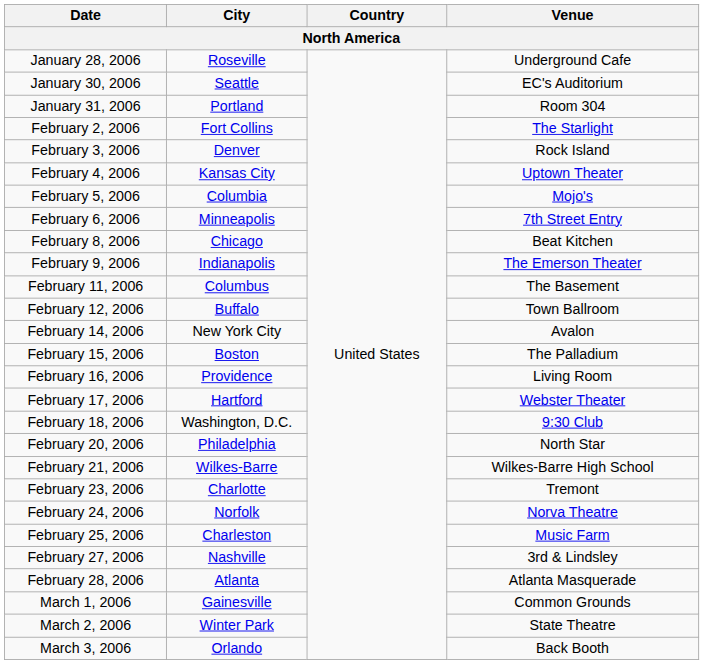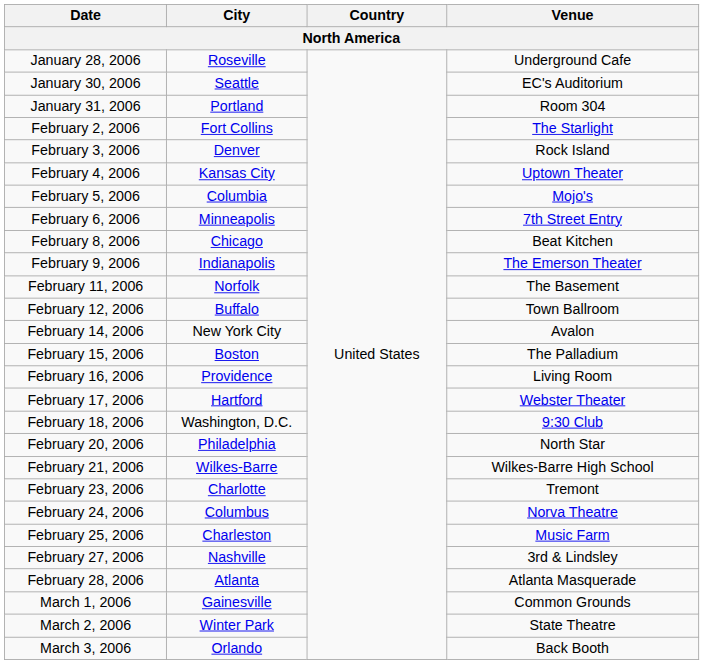(237, 286) Columbus -> (237, 286) Norfolk
(237, 512) Norfolk -> (237, 512) Columbus
